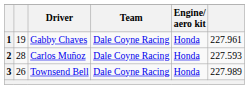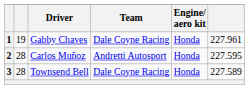(131, 56) Dale Coyne Racing -> (130, 56) Andretti Autosport
(226, 56) 227.593 -> (226, 56) 227.595
(21, 72) 26 -> (21, 72) 28
(226, 72) 227.989 -> (226, 72) 227.589
